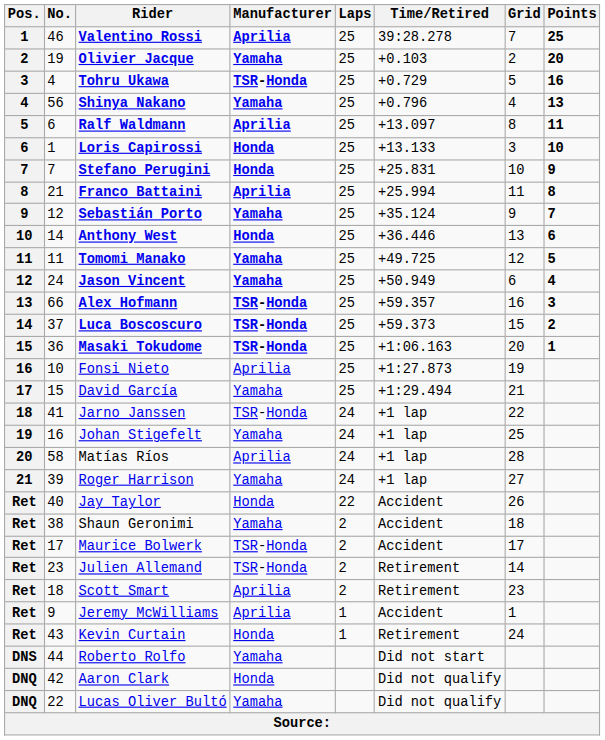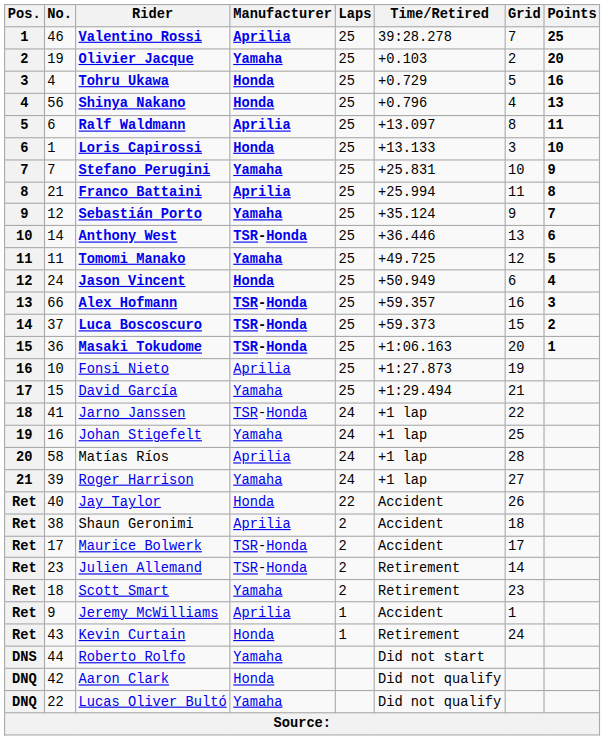(270, 82) TSR-Honda -> (254, 82) Honda
(258, 104) Yamaha -> (254, 104) Honda
(254, 171) Honda -> (258, 171) Yamaha
(254, 237) Honda -> (270, 237) TSR-Honda
(258, 282) Yamaha -> (254, 282) Honda
(258, 525) Yamaha -> (262, 525) Aprilia
(262, 591) Aprilia -> (258, 591) Yamaha
